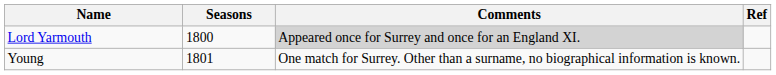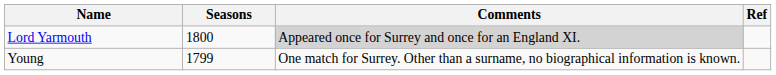(200, 59) 1801 -> (200, 59) 1799
